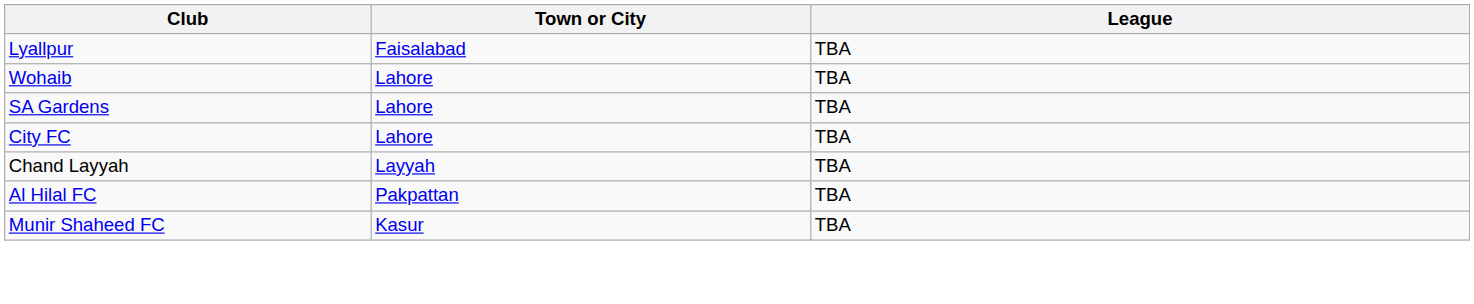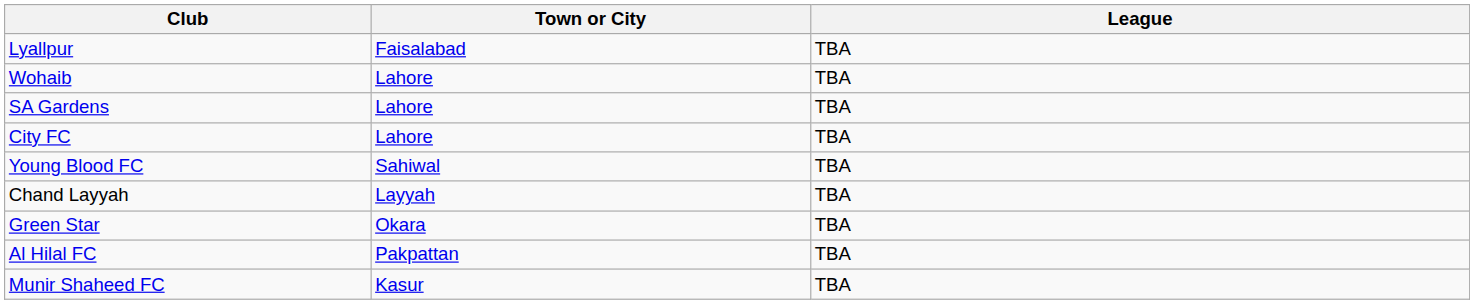+ row: (76, 166)
+ row: (54, 225)
